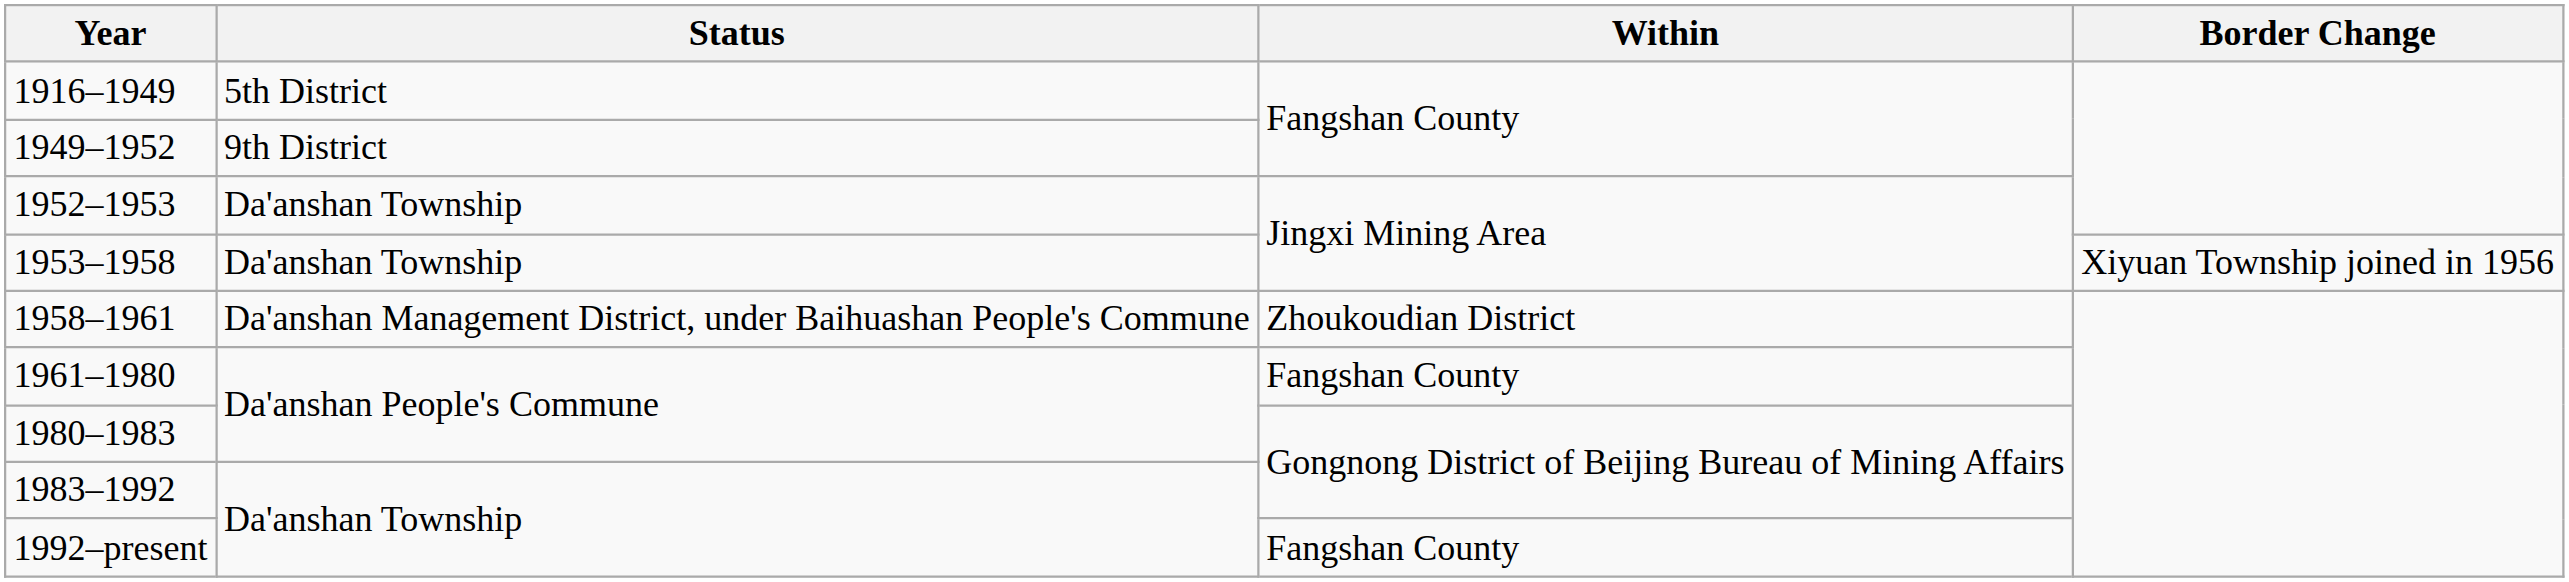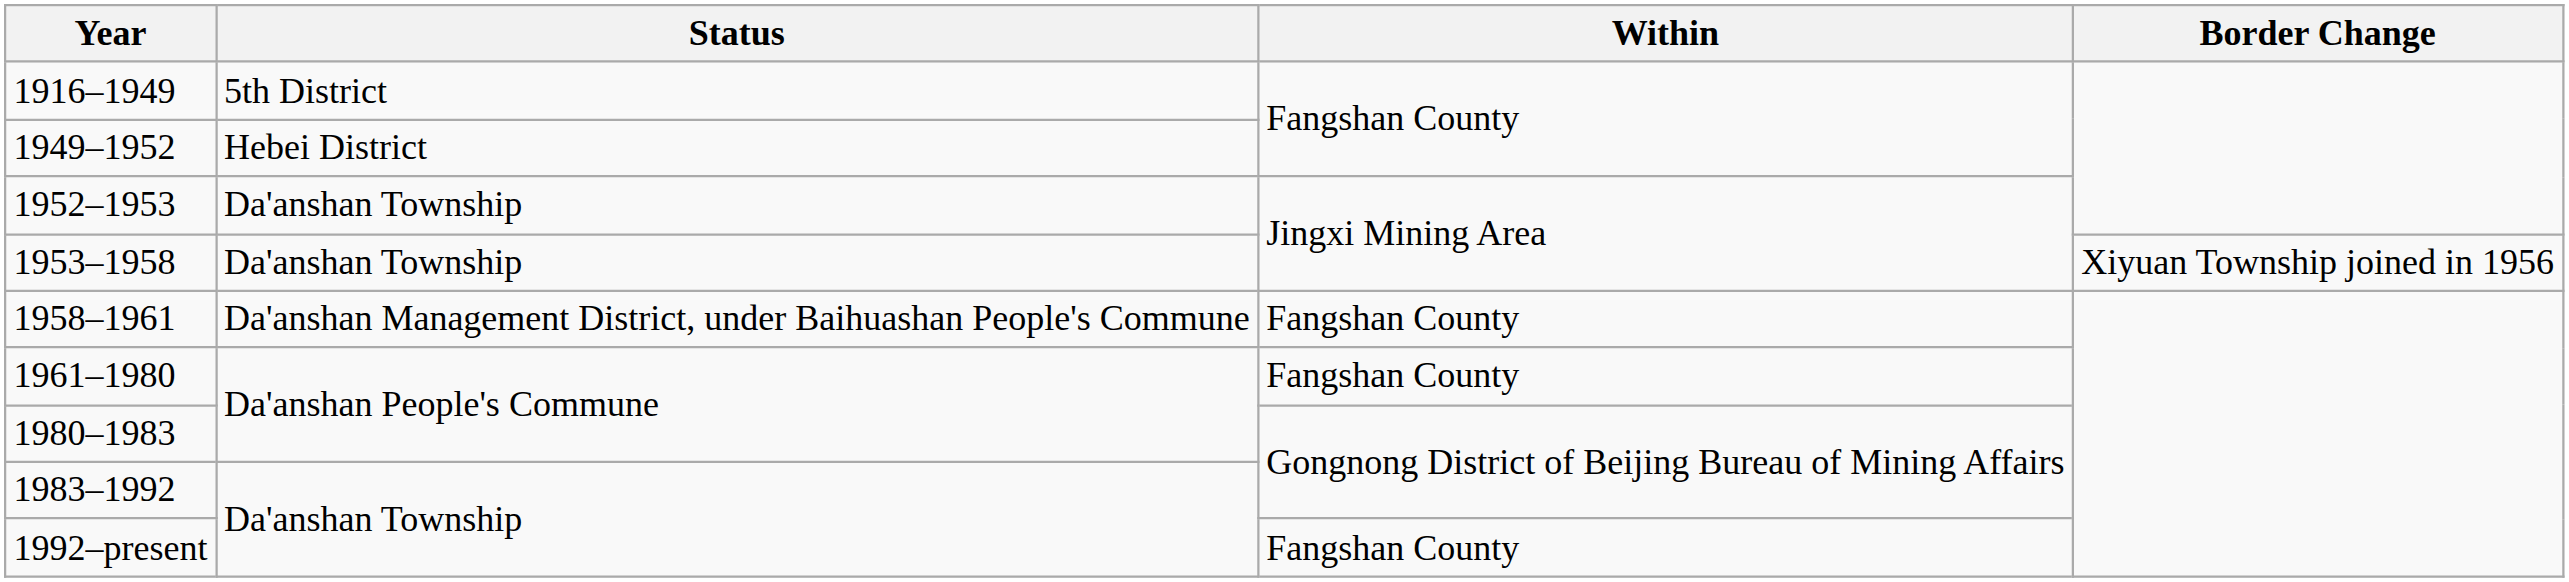(305, 147) 9th District -> (325, 147) Hebei District
(1421, 318) Zhoukoudian District -> (1393, 318) Fangshan County
